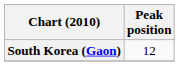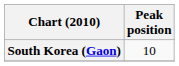(149, 50) 12 -> (149, 50) 10
